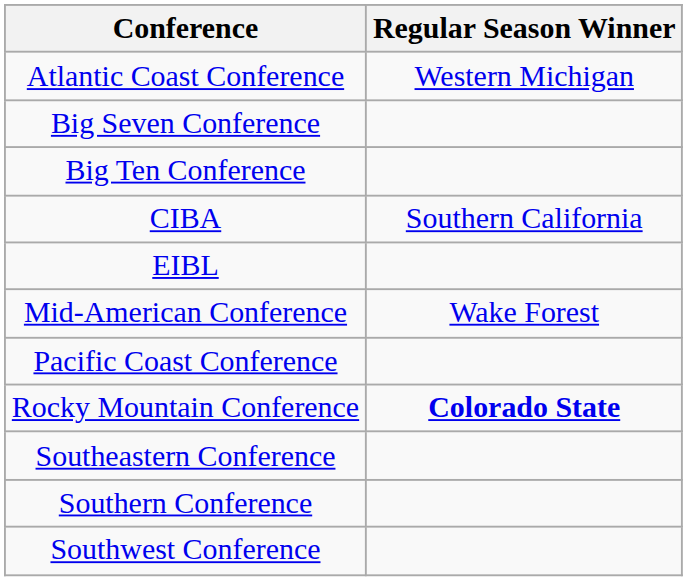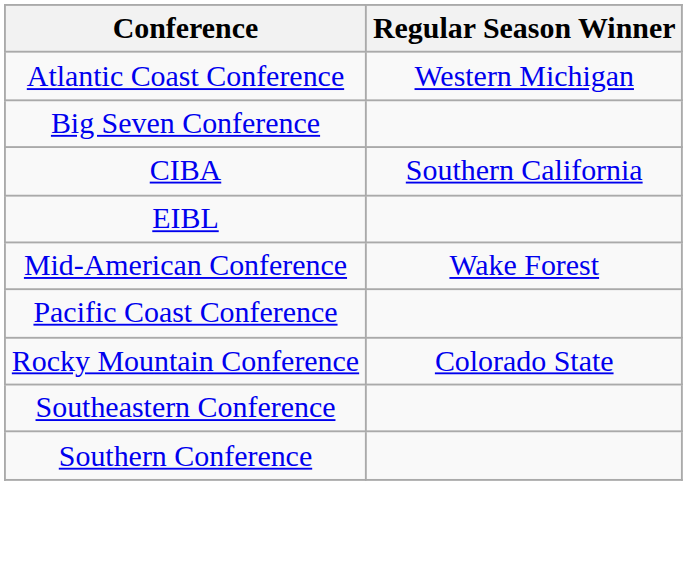- row: (185, 170)
(524, 407) bold -> (524, 360) normal
- row: (185, 550)
